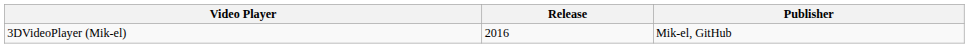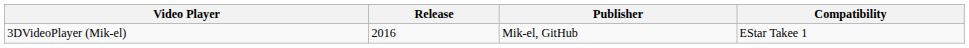+ column: (850, 14)
